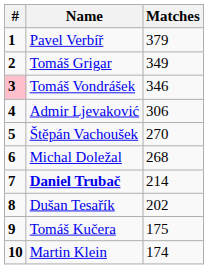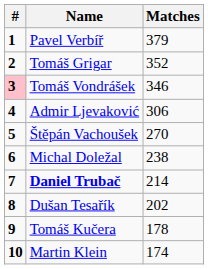(157, 63) 349 -> (157, 63) 352
(157, 157) 268 -> (157, 157) 238
(157, 228) 175 -> (157, 228) 178
